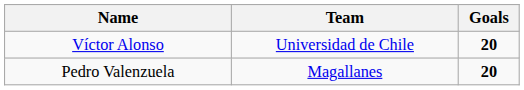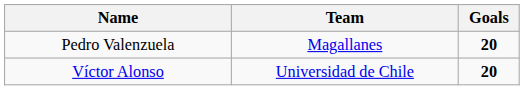rows swapped: (118, 71) <-> (118, 44)
